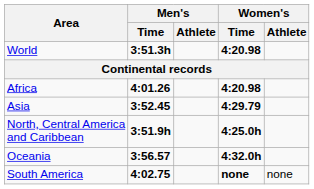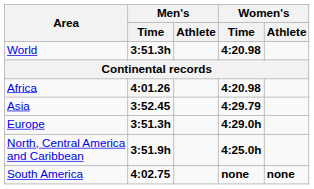+ row: (26, 124)
- row: (29, 156)
(280, 175) normal -> (281, 175) bold
